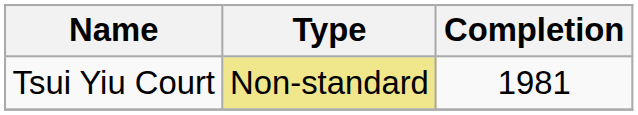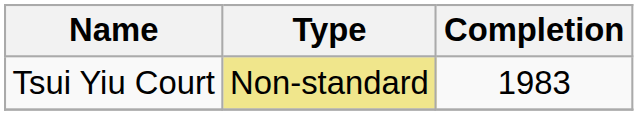(534, 82) 1981 -> (534, 82) 1983
